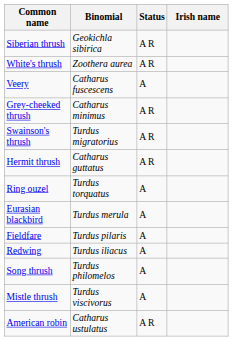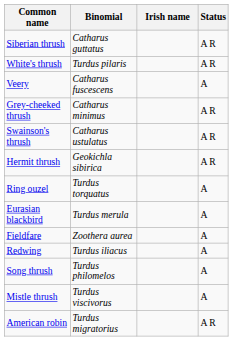columns swapped: (198, 17) <-> (152, 17)
(92, 43) Geokichla sibirica -> (90, 43) Catharus guttatus
(102, 64) Zoothera aurea -> (99, 64) Turdus pilaris
(95, 136) Turdus migratorius -> (90, 136) Catharus ustulatus
(90, 162) Catharus guttatus -> (92, 162) Geokichla sibirica
(99, 235) Turdus pilaris -> (102, 235) Zoothera aurea
(90, 323) Catharus ustulatus -> (95, 323) Turdus migratorius
